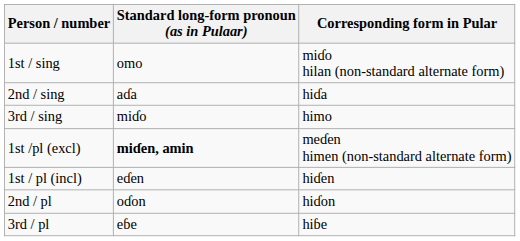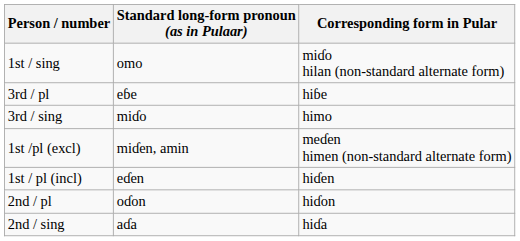rows swapped: (36, 93) <-> (29, 224)
(155, 147) bold -> (153, 147) normal
